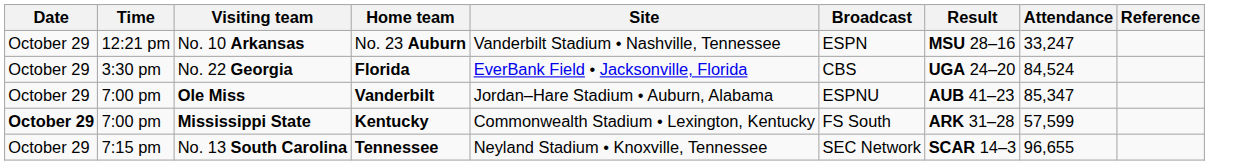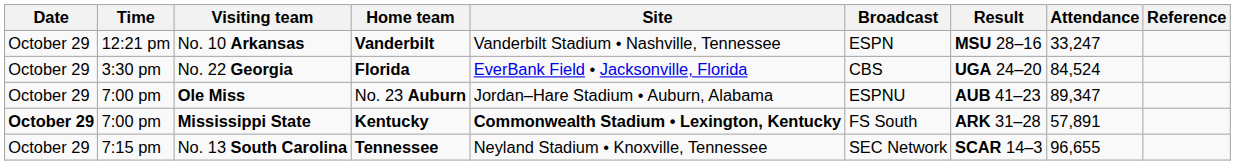(410, 44) No. 23 Auburn -> (395, 44) Vanderbilt
(395, 96) Vanderbilt -> (410, 96) No. 23 Auburn
(1049, 96) 85,347 -> (1075, 96) 89,347
(644, 122) normal -> (657, 122) bold
(1049, 122) 57,599 -> (1075, 122) 57,891
